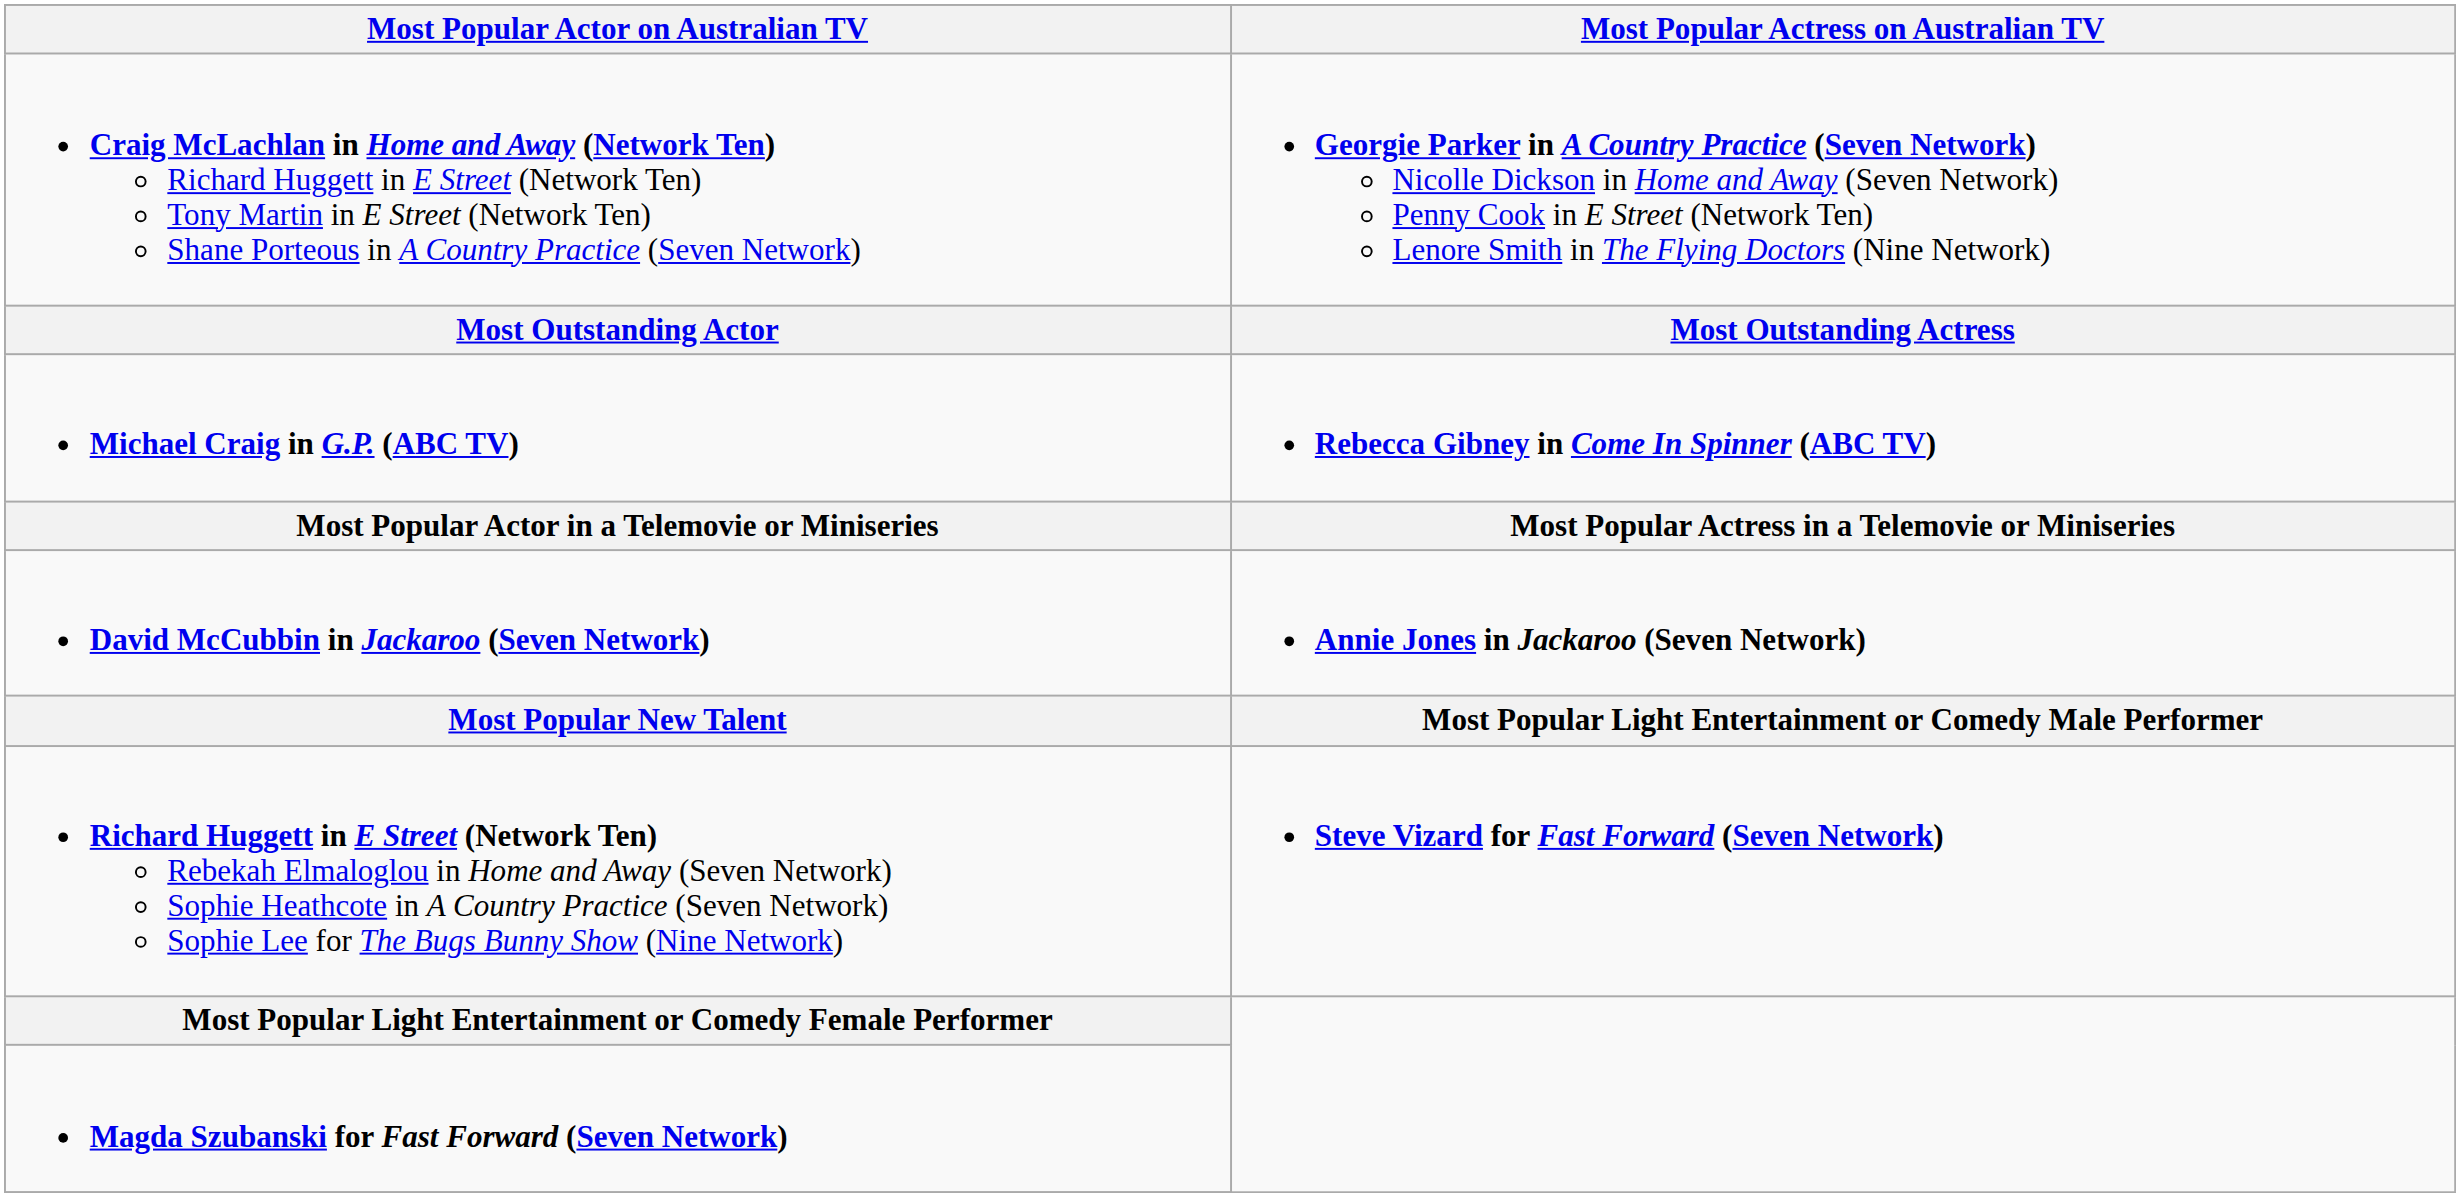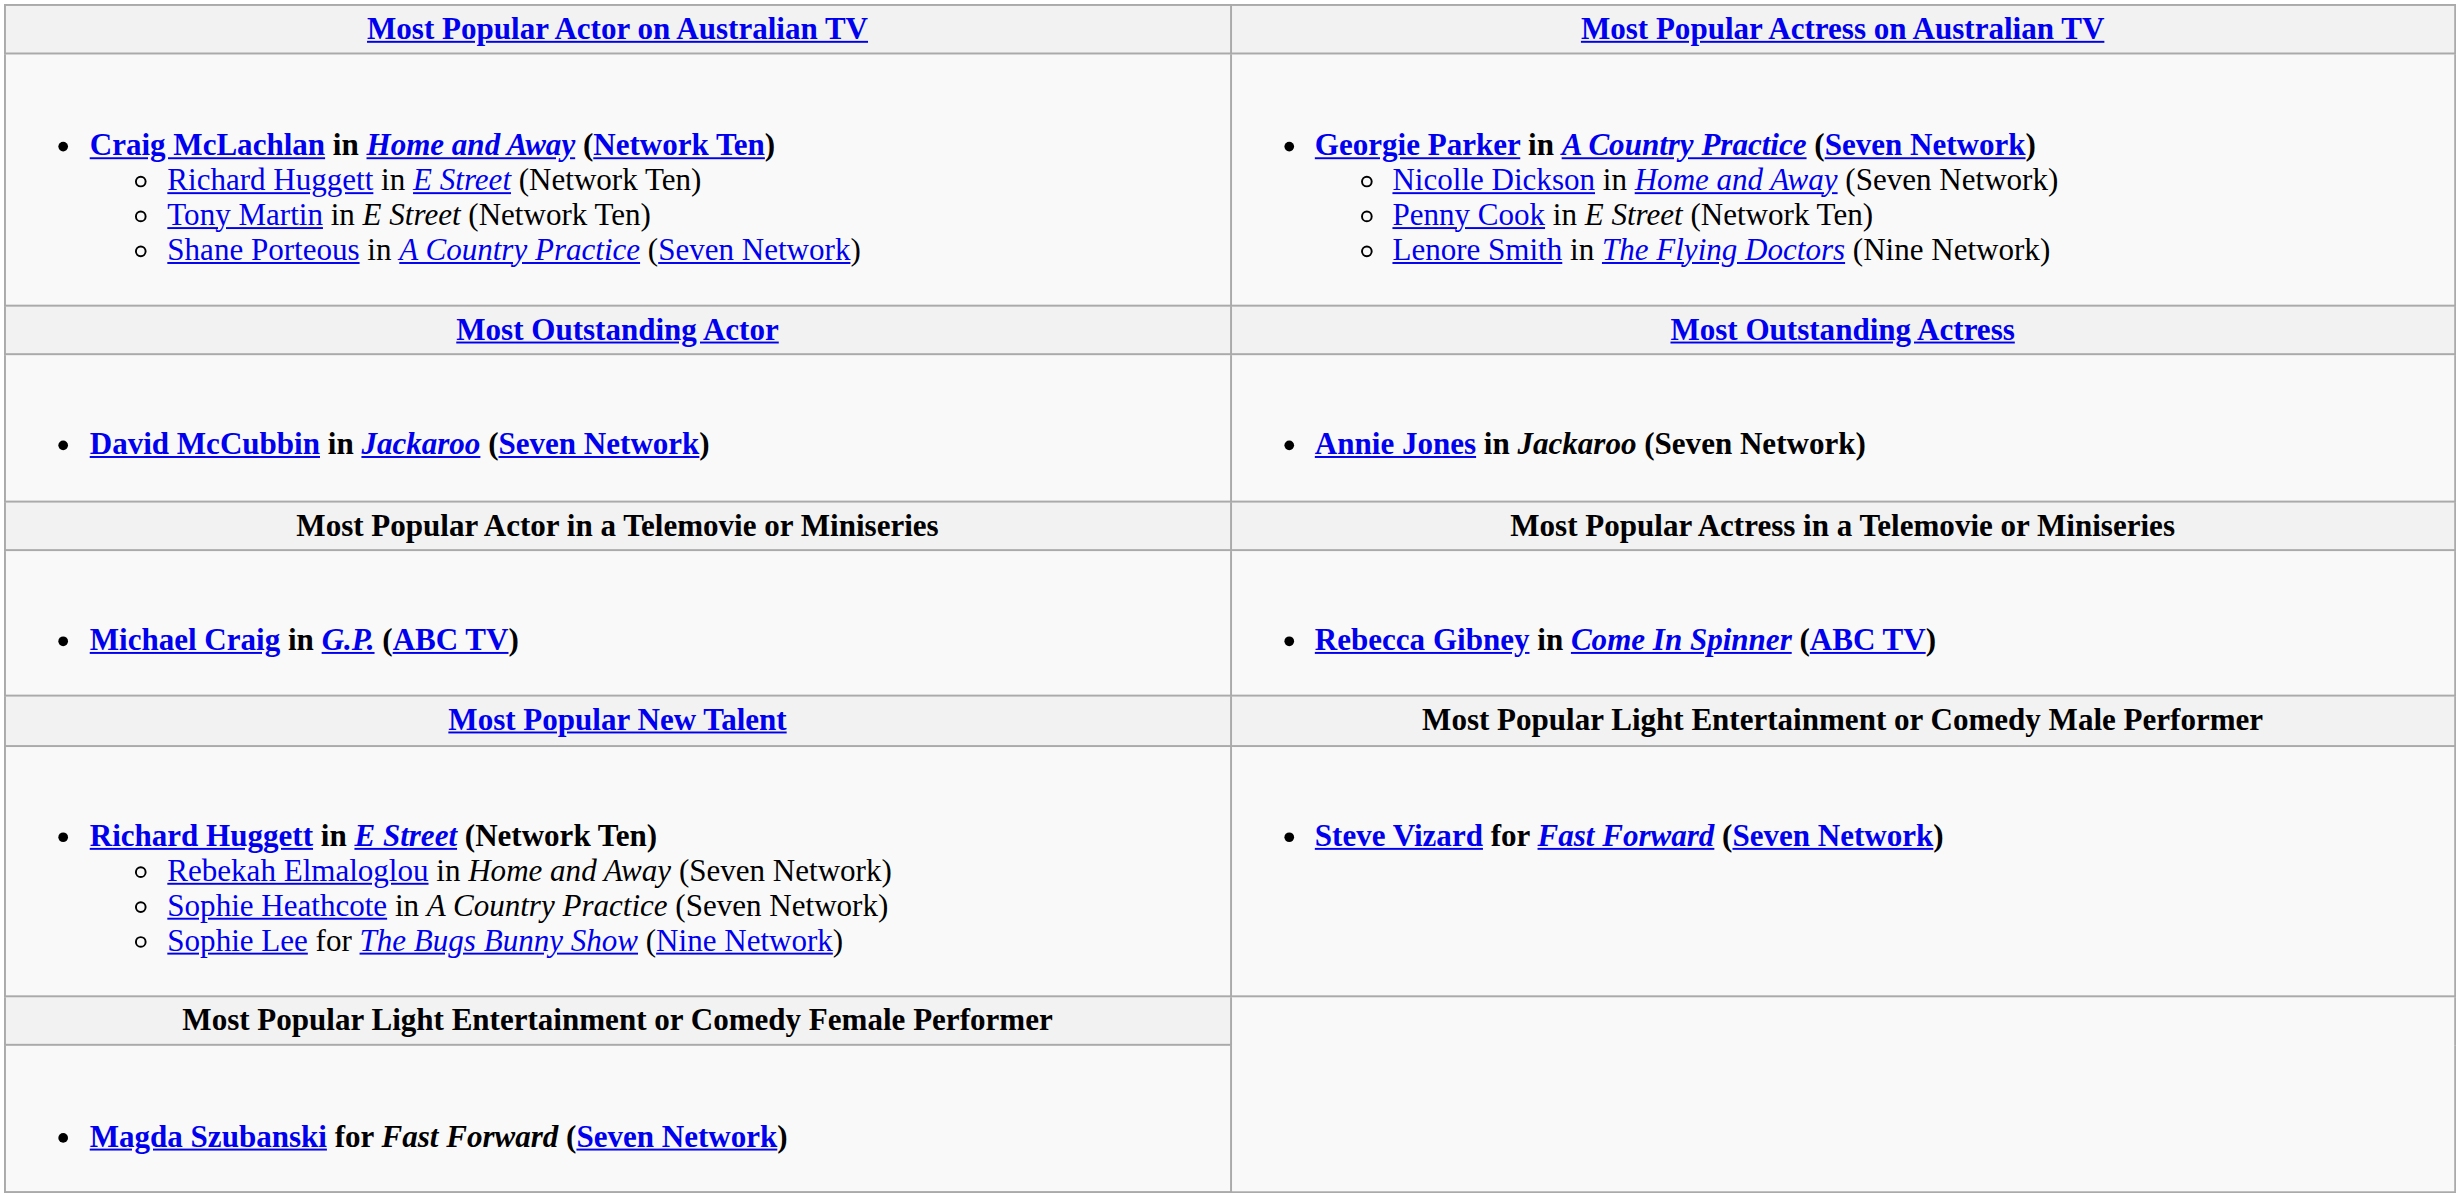rows swapped: (618, 445) <-> (618, 640)
